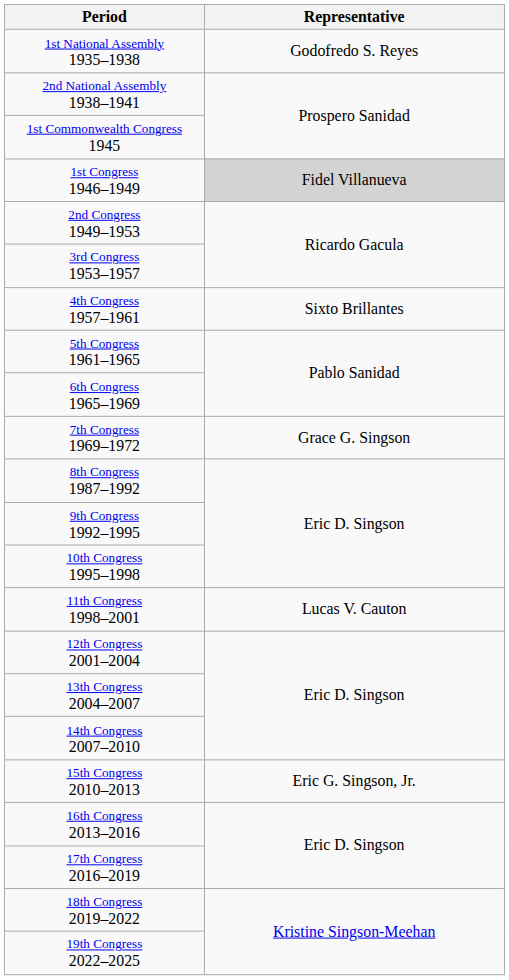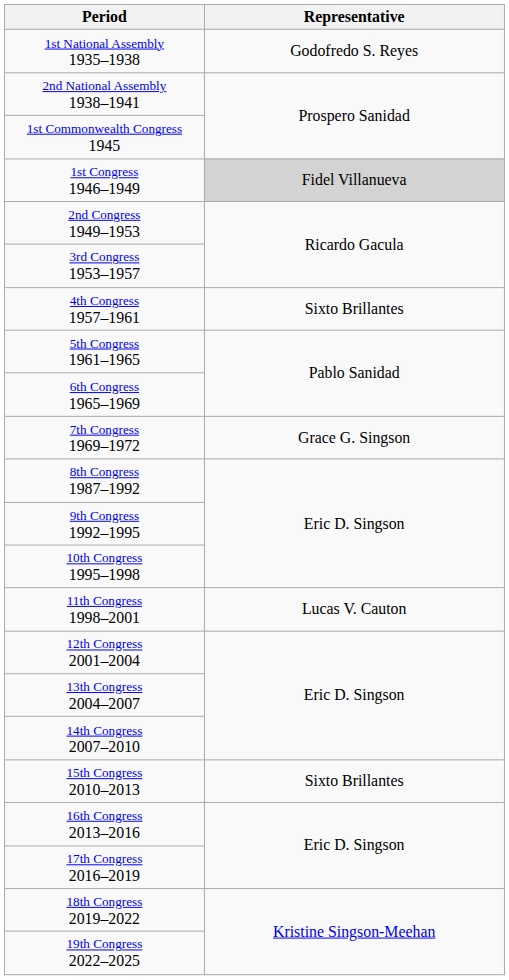(354, 781) Eric G. Singson, Jr. -> (354, 781) Sixto Brillantes
